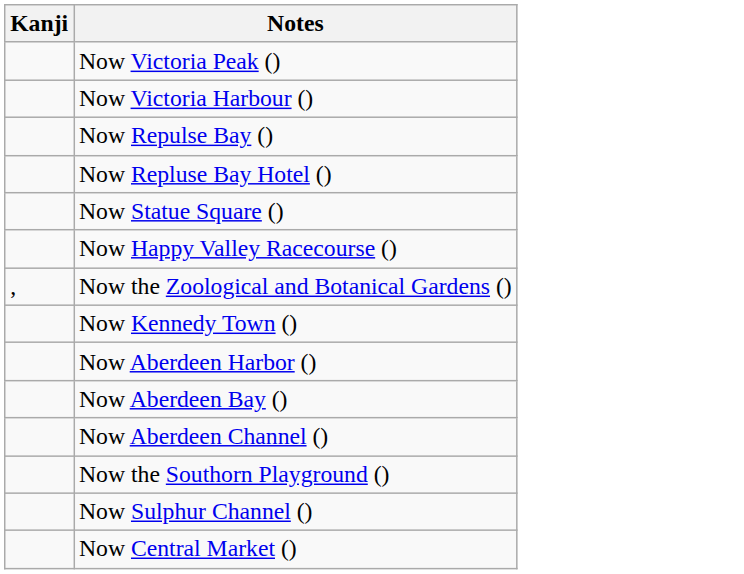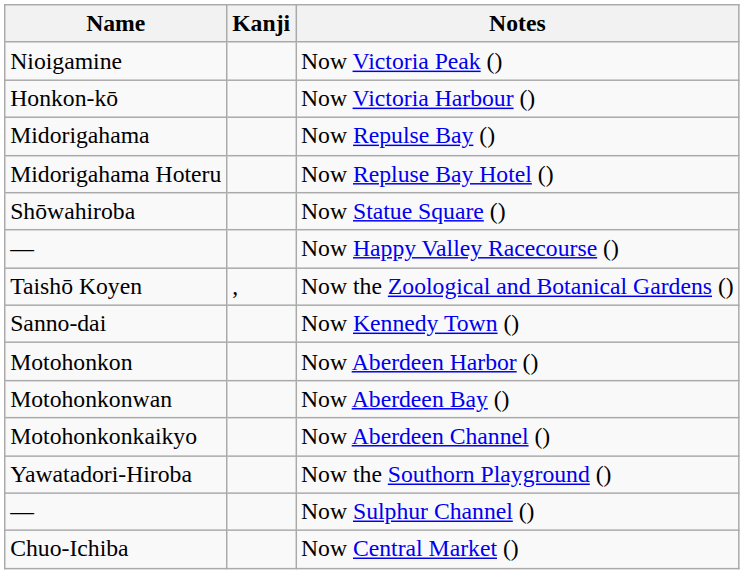+ column: (116, 23)
